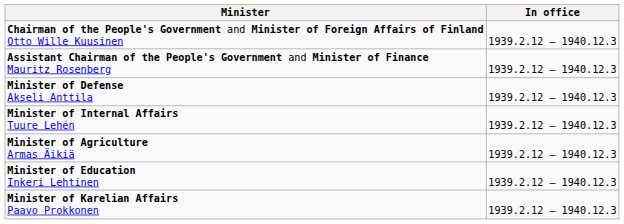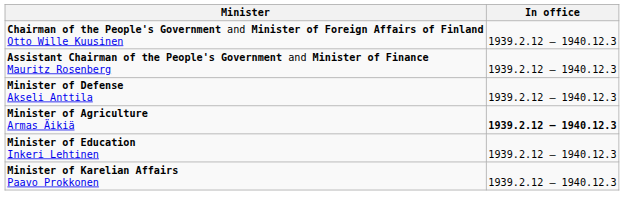- row: (93, 120)
(552, 154) normal -> (552, 126) bold
